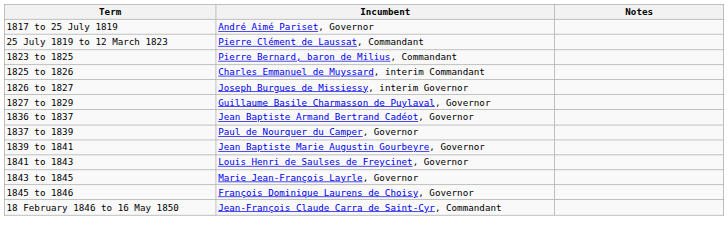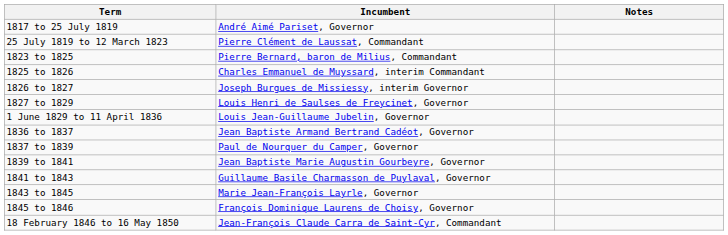(354, 102) Guillaume Basile Charmasson de Puylaval, Governor -> (343, 102) Louis Henri de Saulses de Freycinet, Governor
+ row: (84, 117)
(343, 162) Louis Henri de Saulses de Freycinet, Governor -> (354, 177) Guillaume Basile Charmasson de Puylaval, Governor
